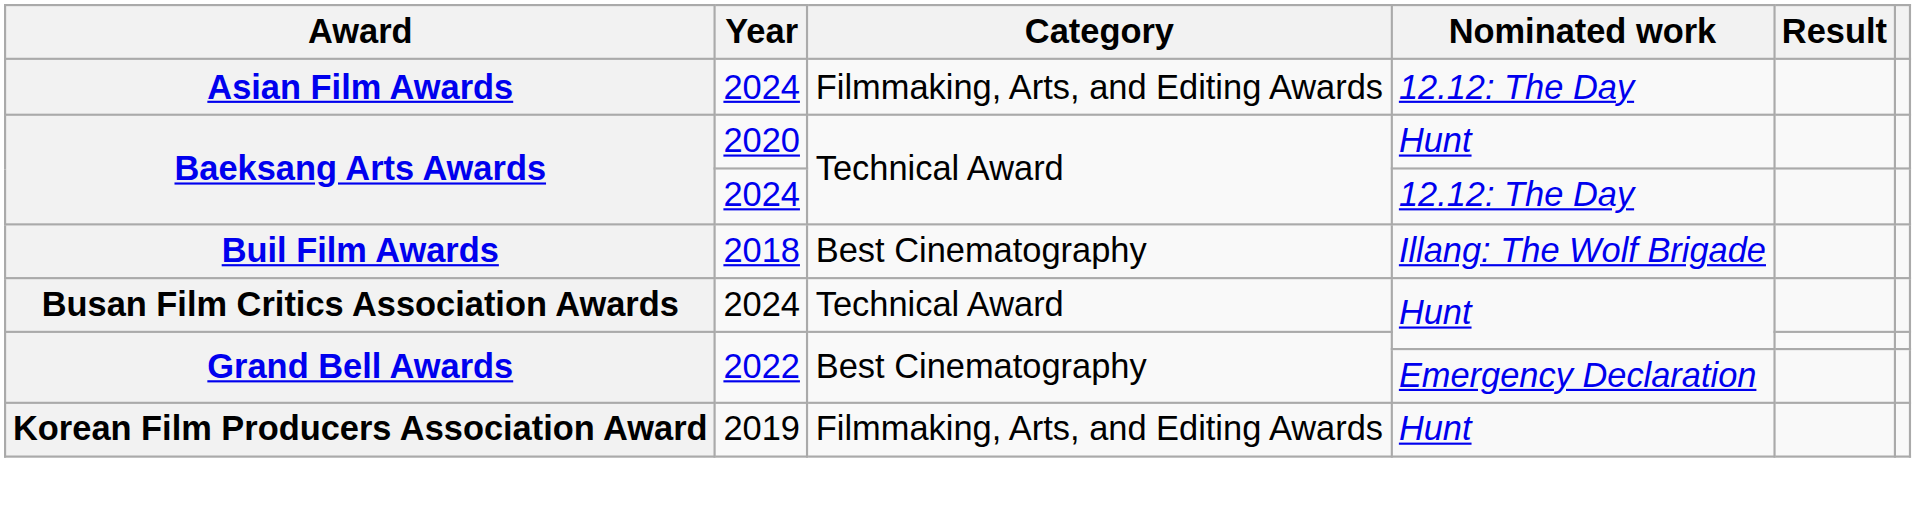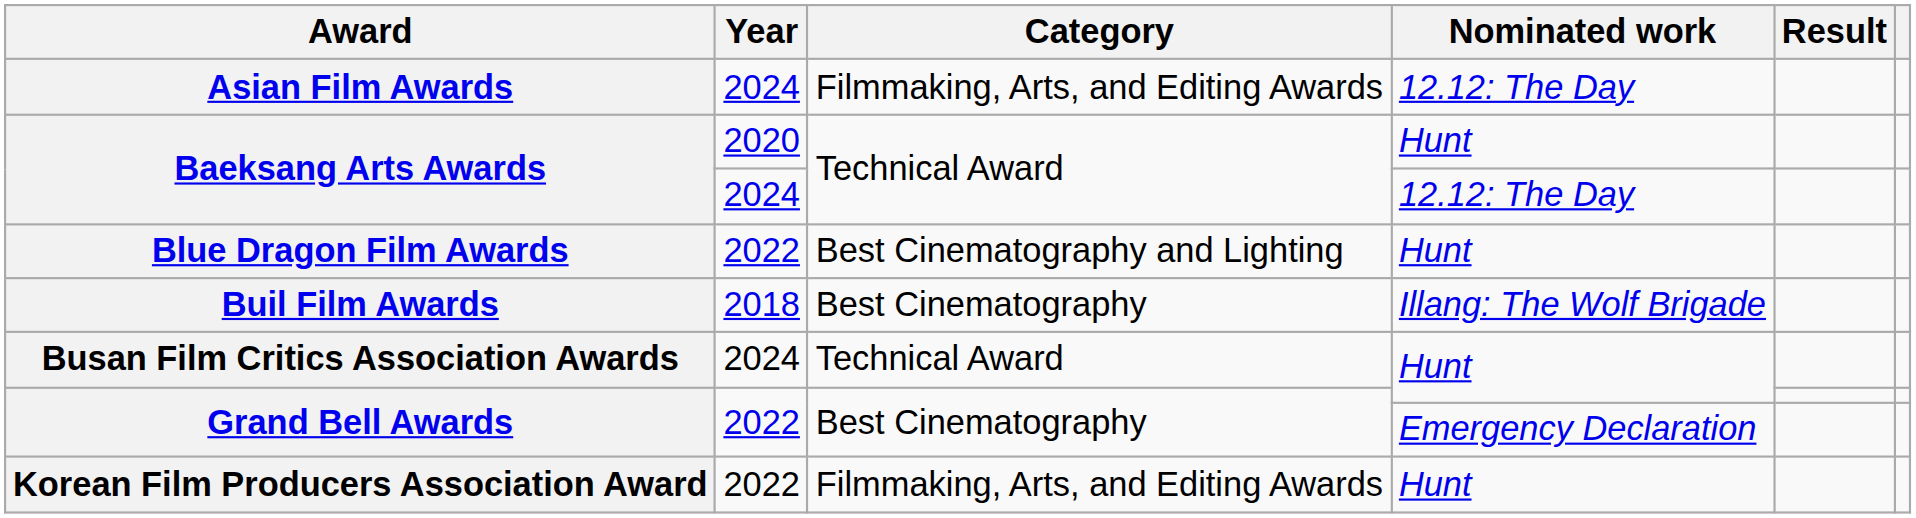+ row: (360, 250)
(762, 429) 2019 -> (762, 484) 2022
